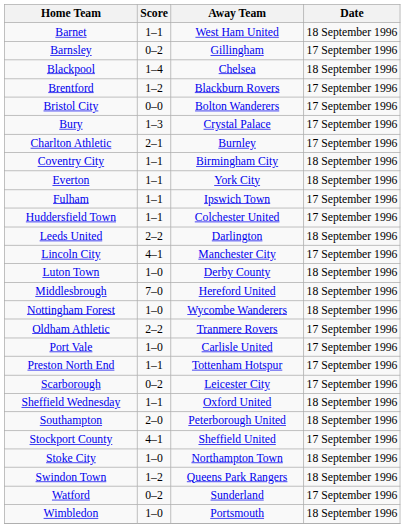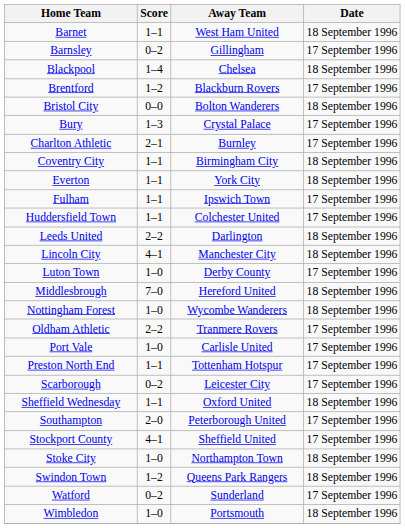(352, 106) 17 September 1996 -> (352, 106) 18 September 1996
(352, 254) 17 September 1996 -> (352, 254) 18 September 1996
(352, 273) 18 September 1996 -> (352, 273) 17 September 1996
(352, 421) 18 September 1996 -> (352, 421) 17 September 1996
